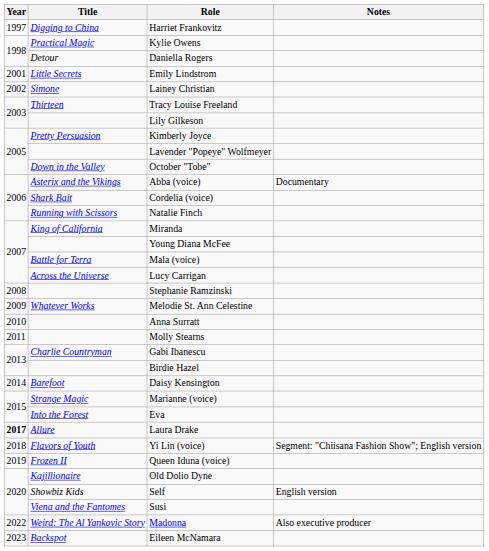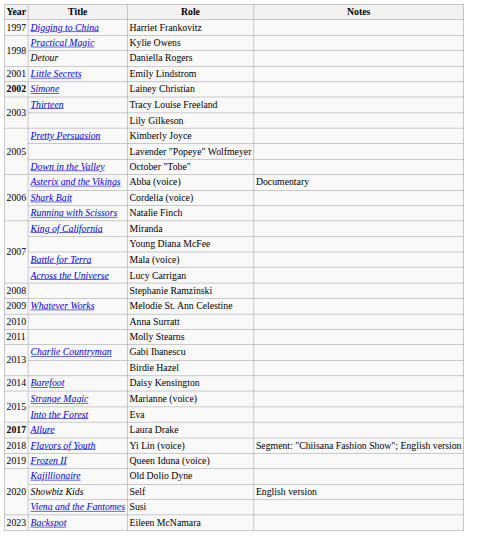(16, 89) normal -> (16, 89) bold
- row: (168, 523)
